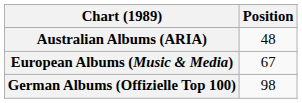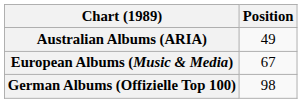(268, 39) 48 -> (268, 39) 49
